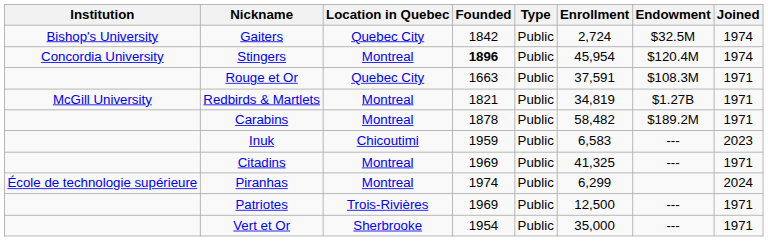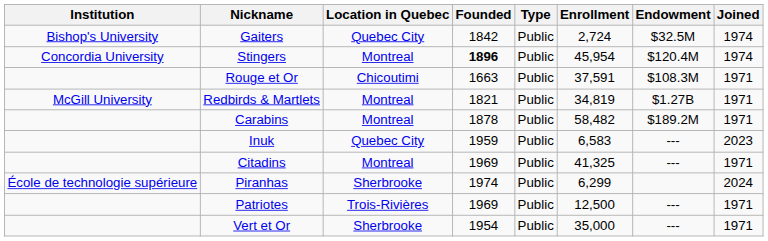(388, 78) Quebec City -> (388, 78) Chicoutimi
(388, 141) Chicoutimi -> (388, 141) Quebec City
(388, 183) Montreal -> (388, 183) Sherbrooke
